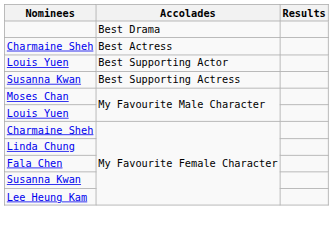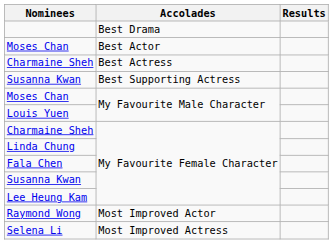+ row: (38, 46)
- row: (38, 63)
+ row: (44, 214)
+ row: (35, 230)
